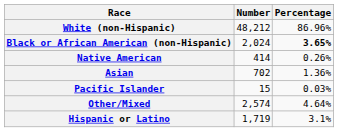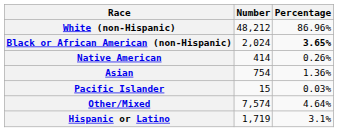(262, 73) 702 -> (262, 73) 754
(256, 104) 2,574 -> (256, 104) 7,574
